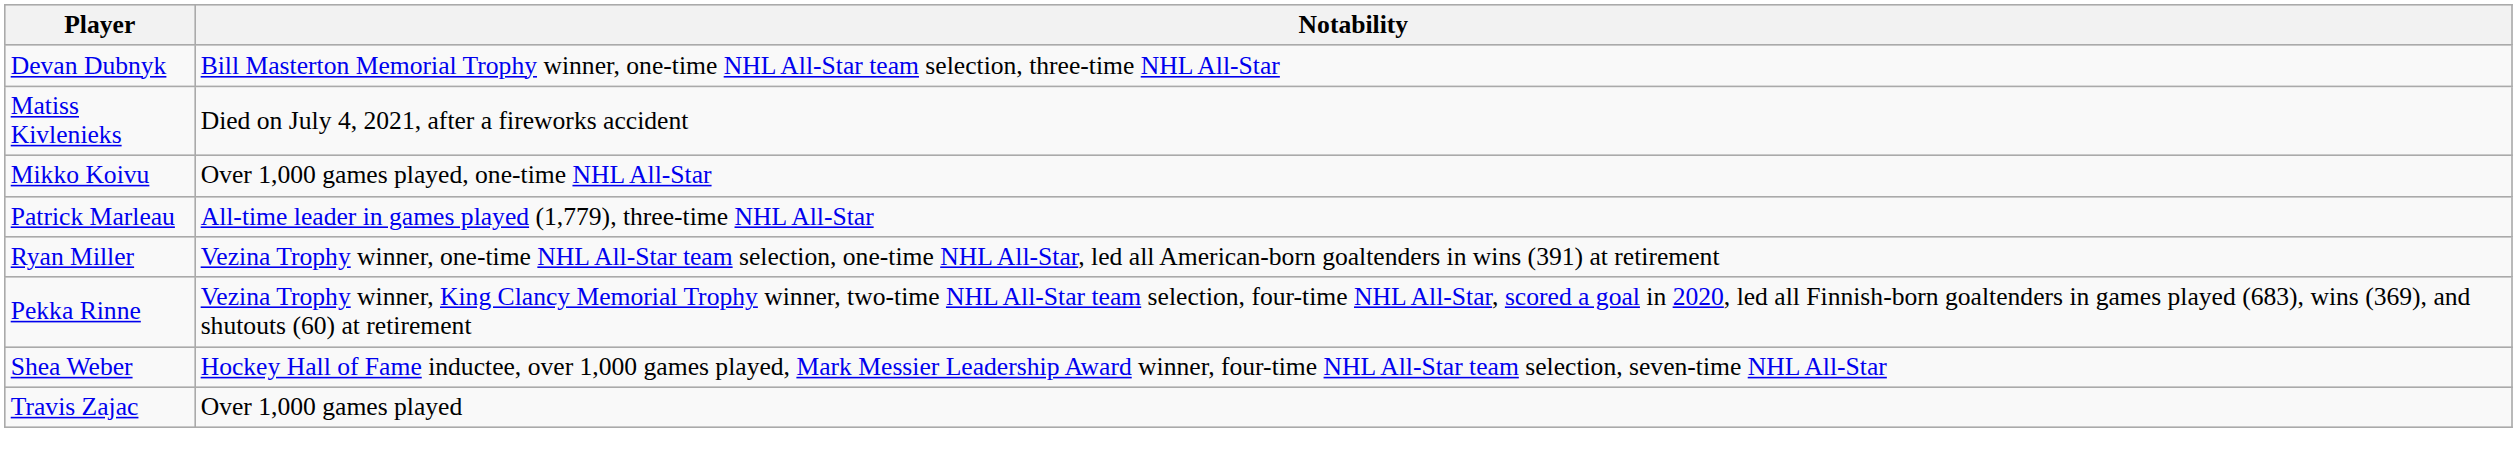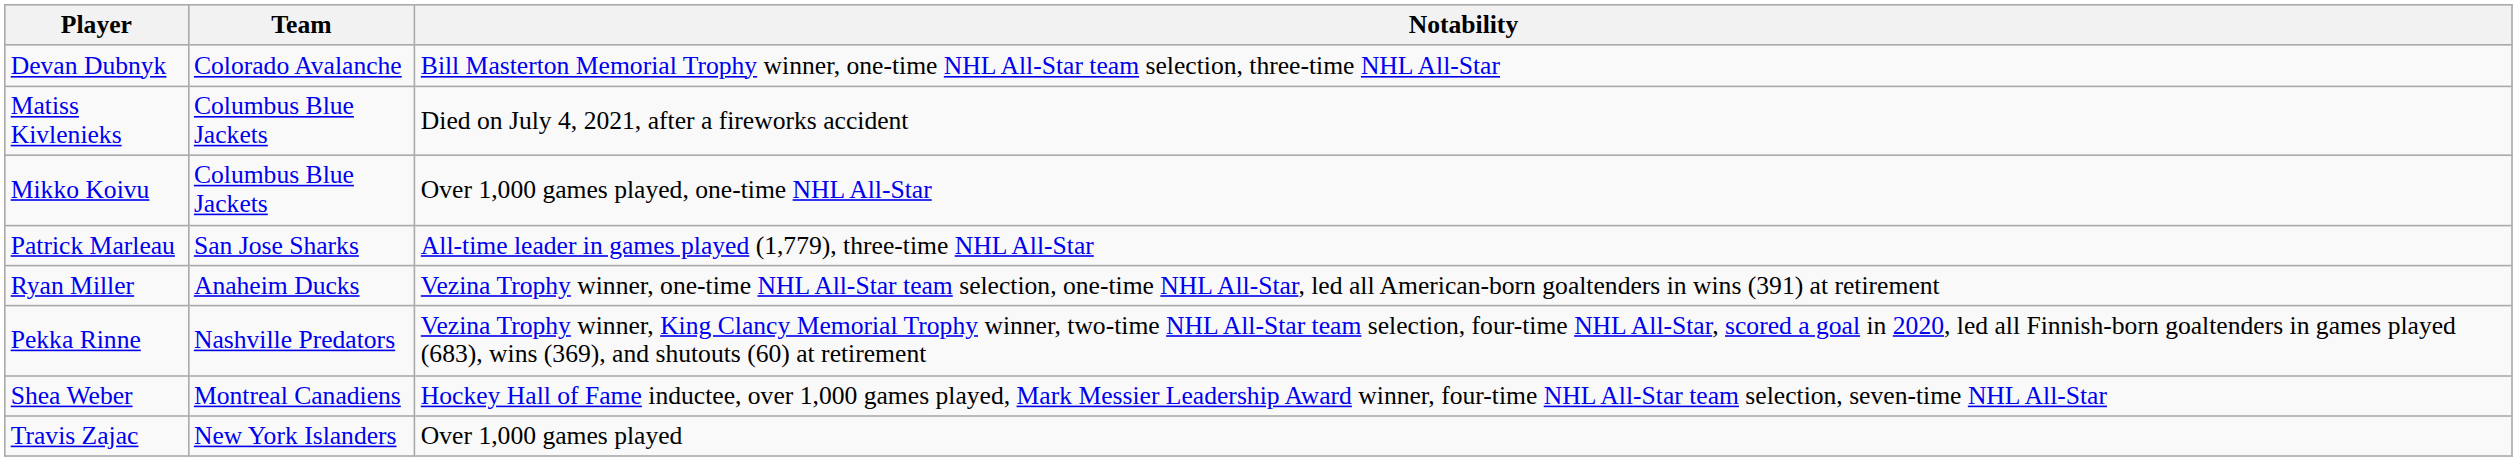+ column: (301, 24)
